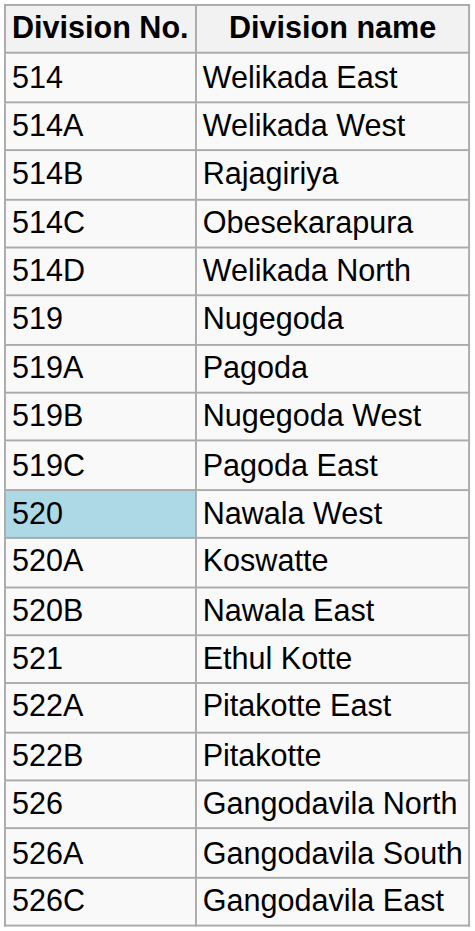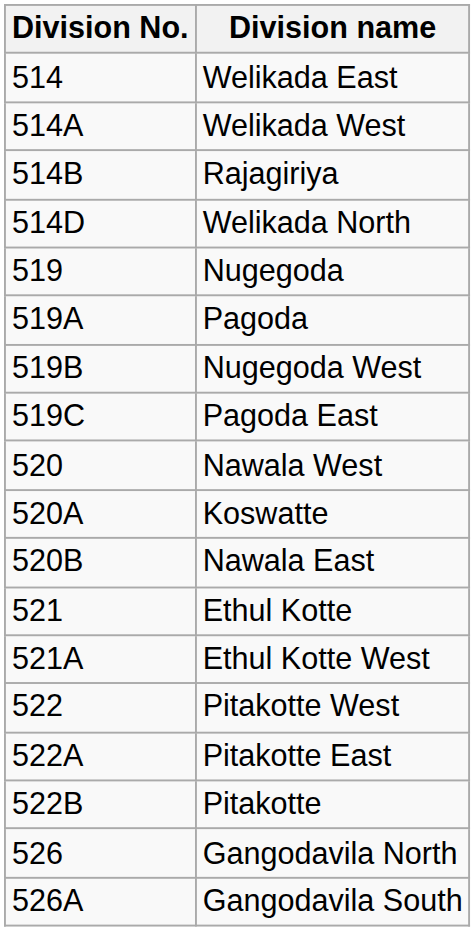- row: (308, 222)
(37, 513) lightblue background -> (37, 464) no background
+ row: (316, 658)
+ row: (301, 707)
- row: (323, 901)
